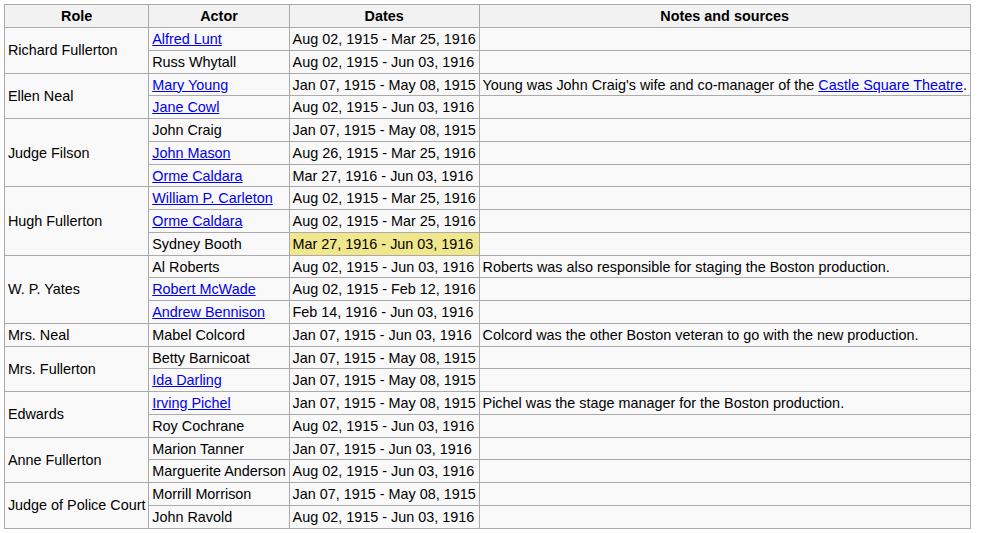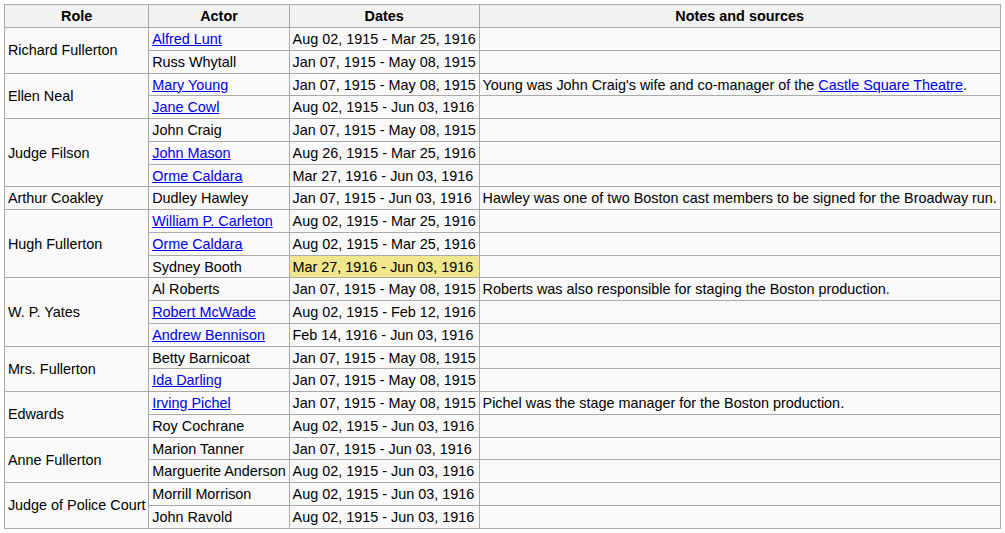(383, 62) Aug 02, 1915 - Jun 03, 1916 -> (384, 62) Jan 07, 1915 - May 08, 1915
+ row: (55, 198)
(383, 267) Aug 02, 1915 - Jun 03, 1916 -> (384, 289) Jan 07, 1915 - May 08, 1915
- row: (39, 335)
(384, 494) Jan 07, 1915 - May 08, 1915 -> (383, 494) Aug 02, 1915 - Jun 03, 1916
